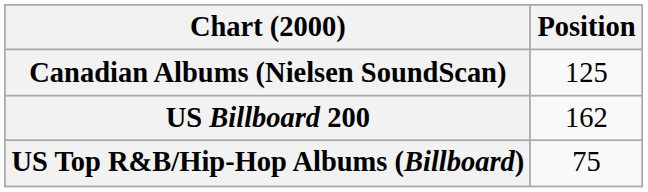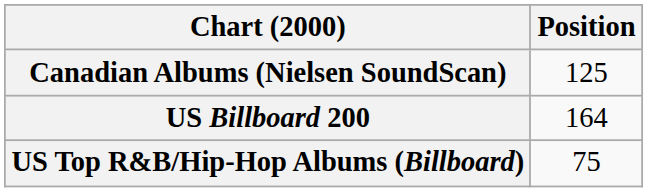(586, 117) 162 -> (586, 117) 164
